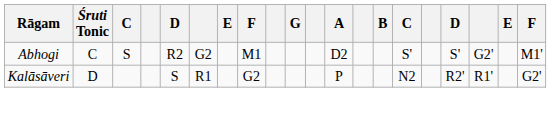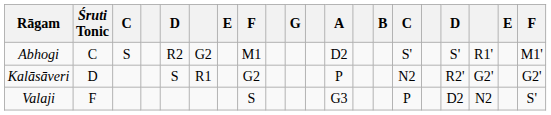(484, 53) G2' -> (484, 53) R1'
(484, 76) R1' -> (484, 76) G2'
+ row: (39, 98)
